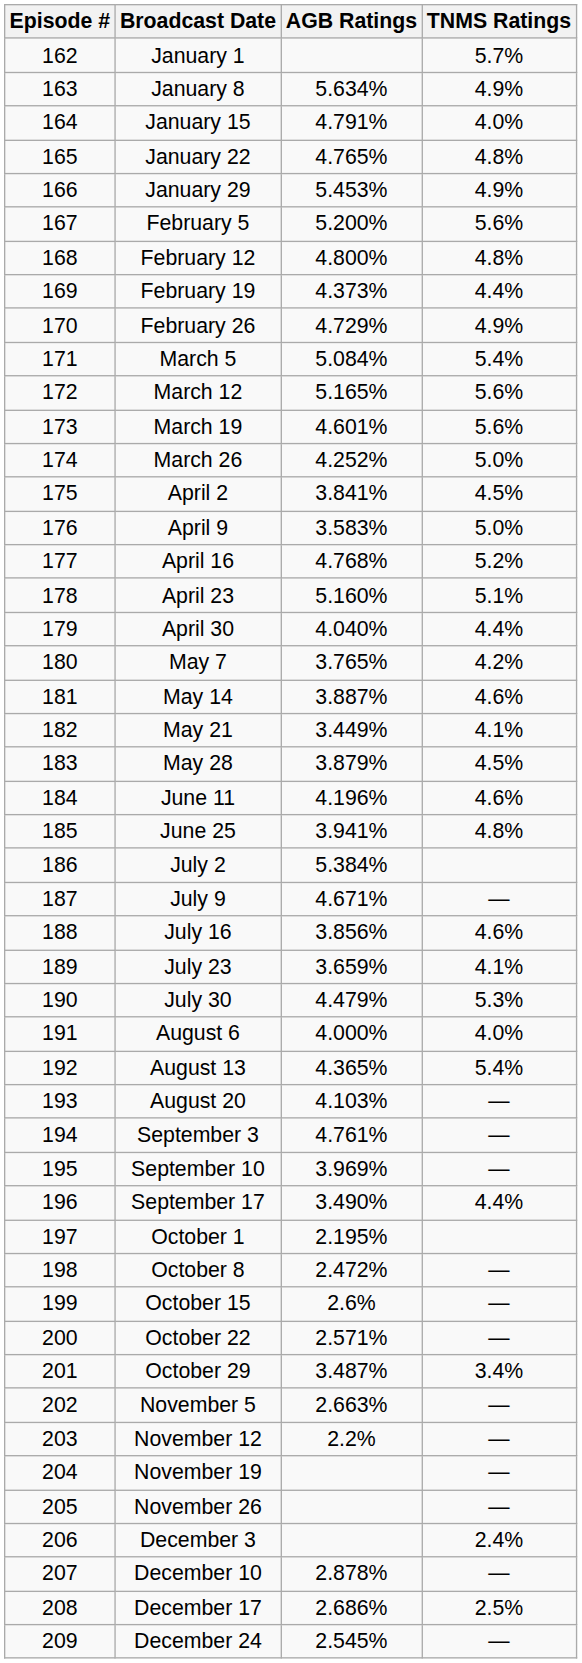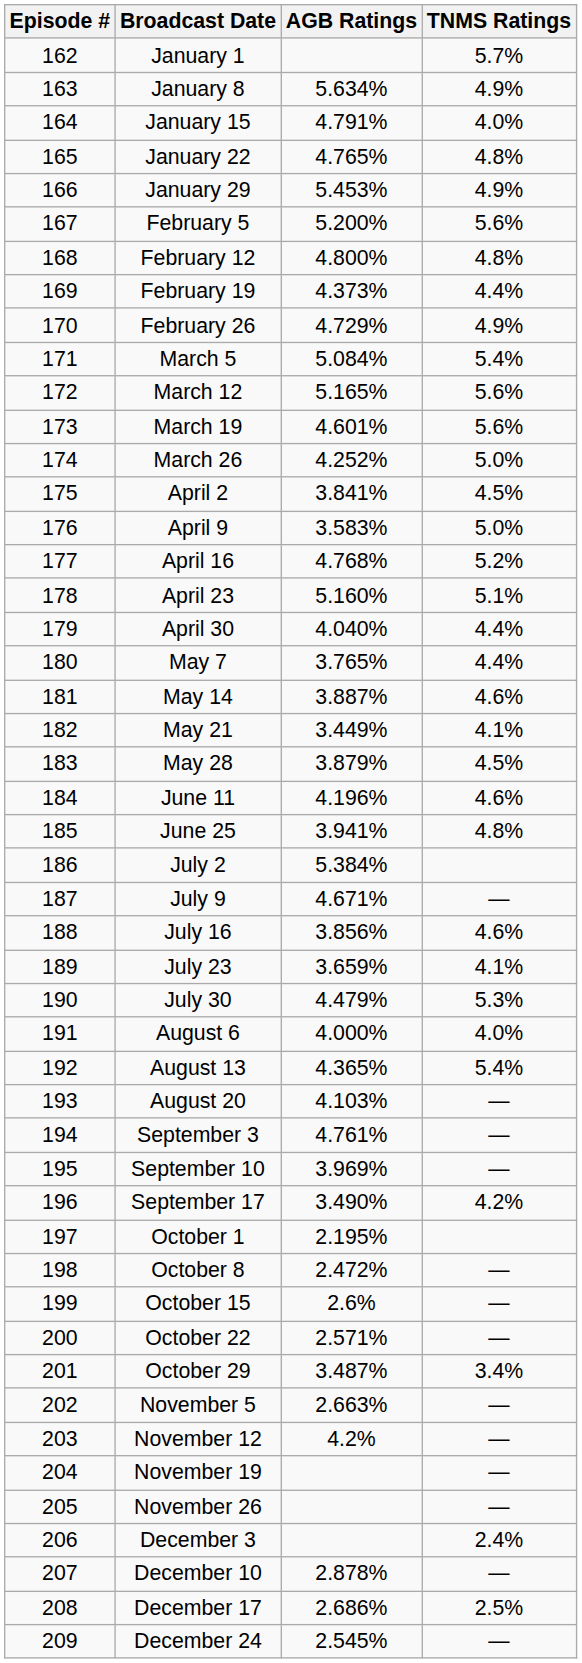(499, 662) 4.2% -> (499, 662) 4.4%
(499, 1202) 4.4% -> (499, 1202) 4.2%
(351, 1438) 2.2% -> (351, 1438) 4.2%
